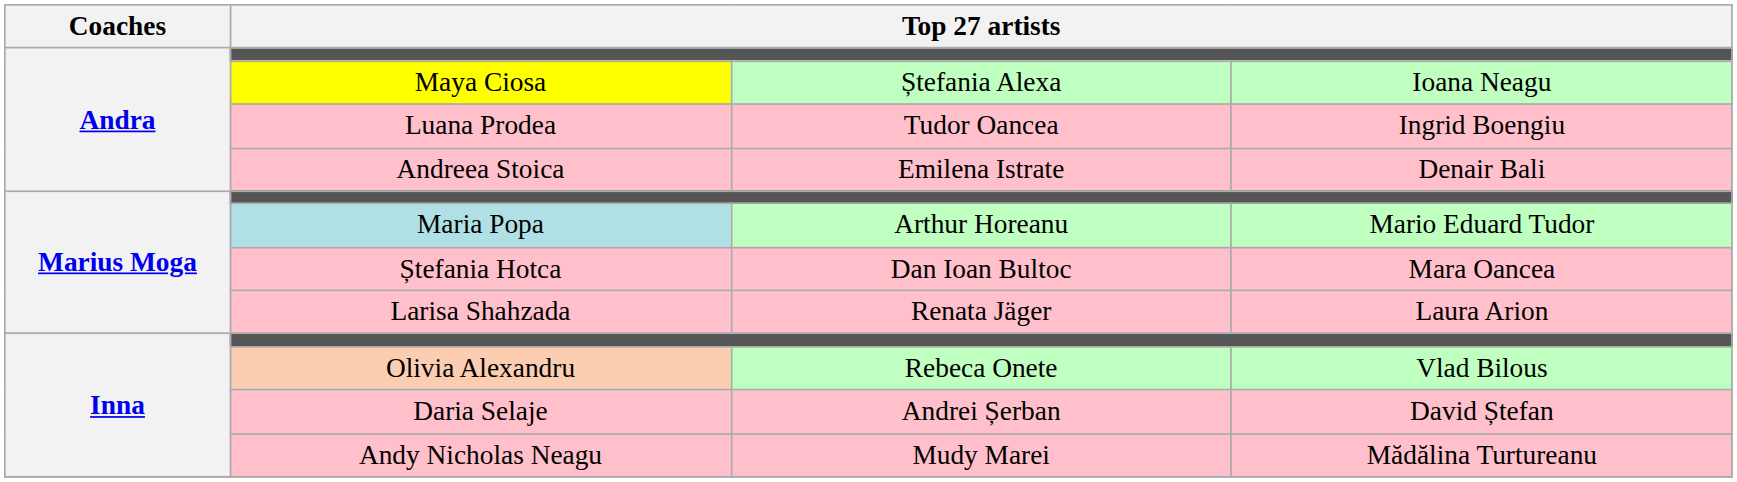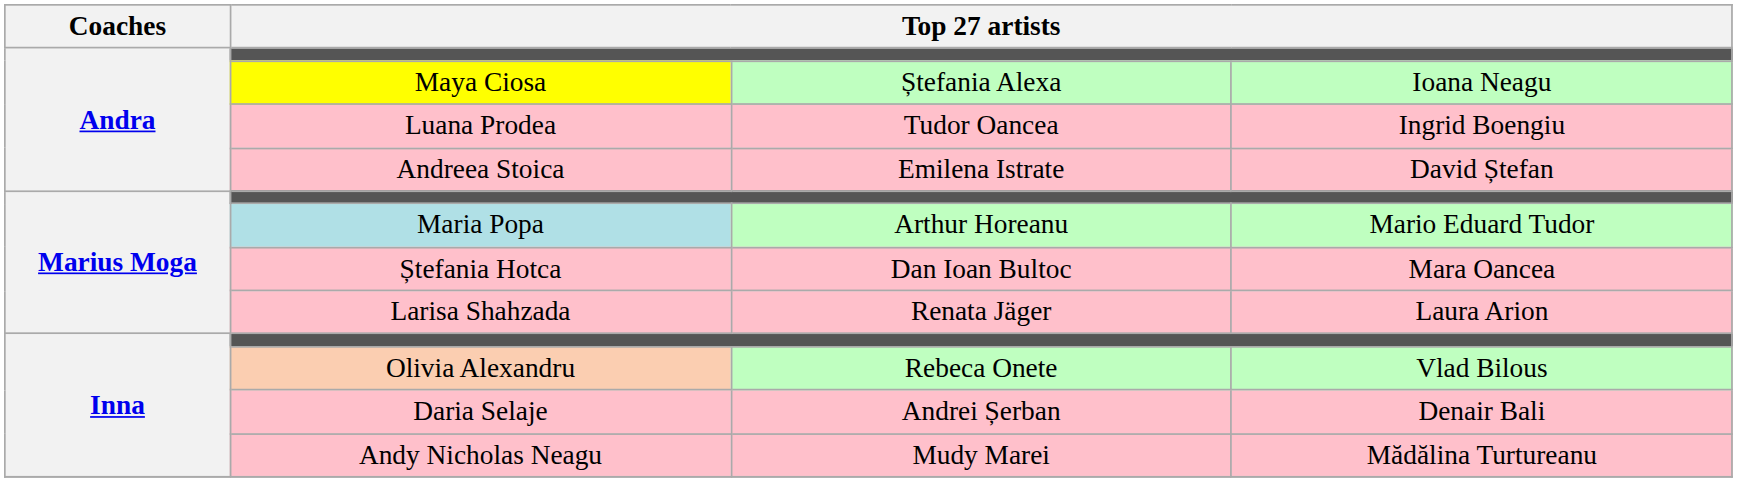(1482, 168) Denair Bali -> (1482, 168) David Ștefan
(1482, 411) David Ștefan -> (1482, 411) Denair Bali
